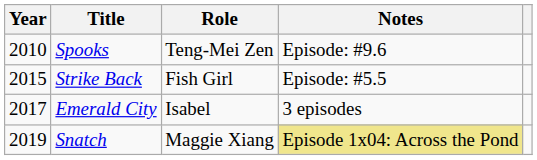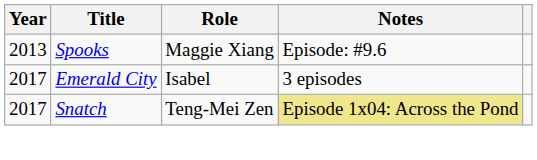(28, 49) 2010 -> (28, 49) 2013
(219, 49) Teng-Mei Zen -> (220, 49) Maggie Xiang
- row: (99, 79)
(28, 139) 2019 -> (28, 109) 2017
(220, 139) Maggie Xiang -> (219, 109) Teng-Mei Zen
